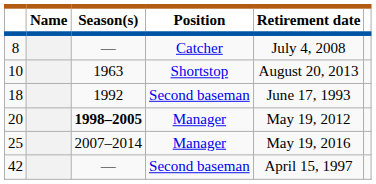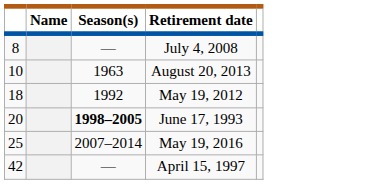- column: (199, 20)
(308, 95) June 17, 1993 -> (201, 95) May 19, 2012
(308, 119) May 19, 2012 -> (201, 119) June 17, 1993
